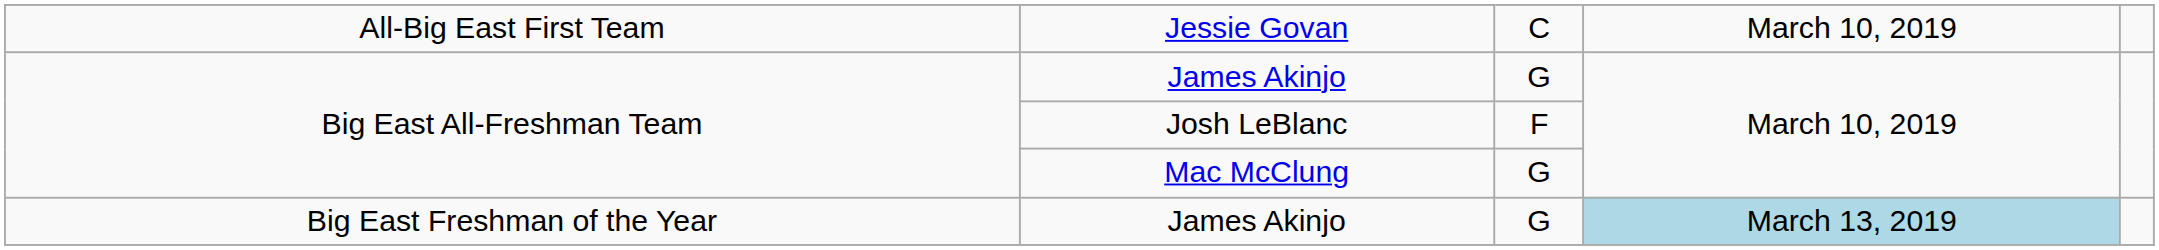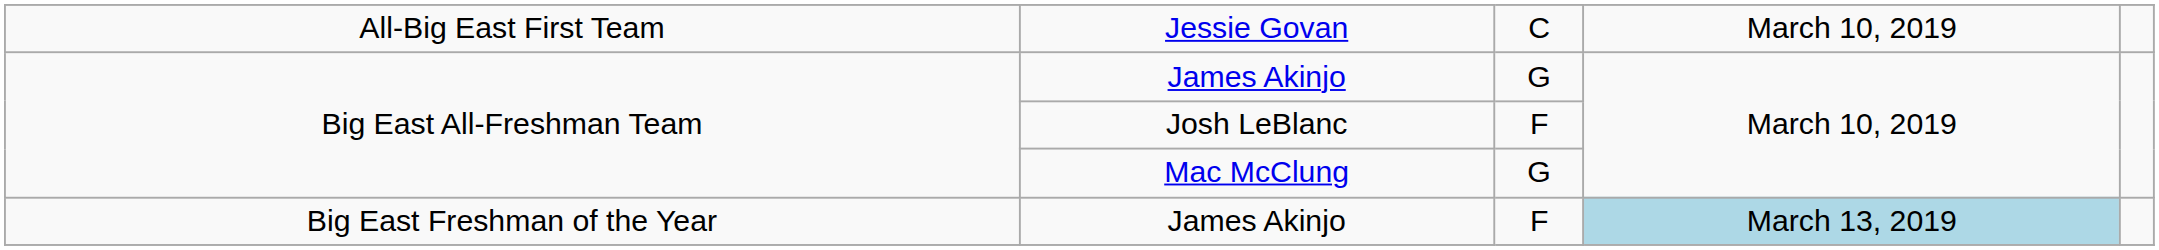(1539, 220) G -> (1539, 220) F
